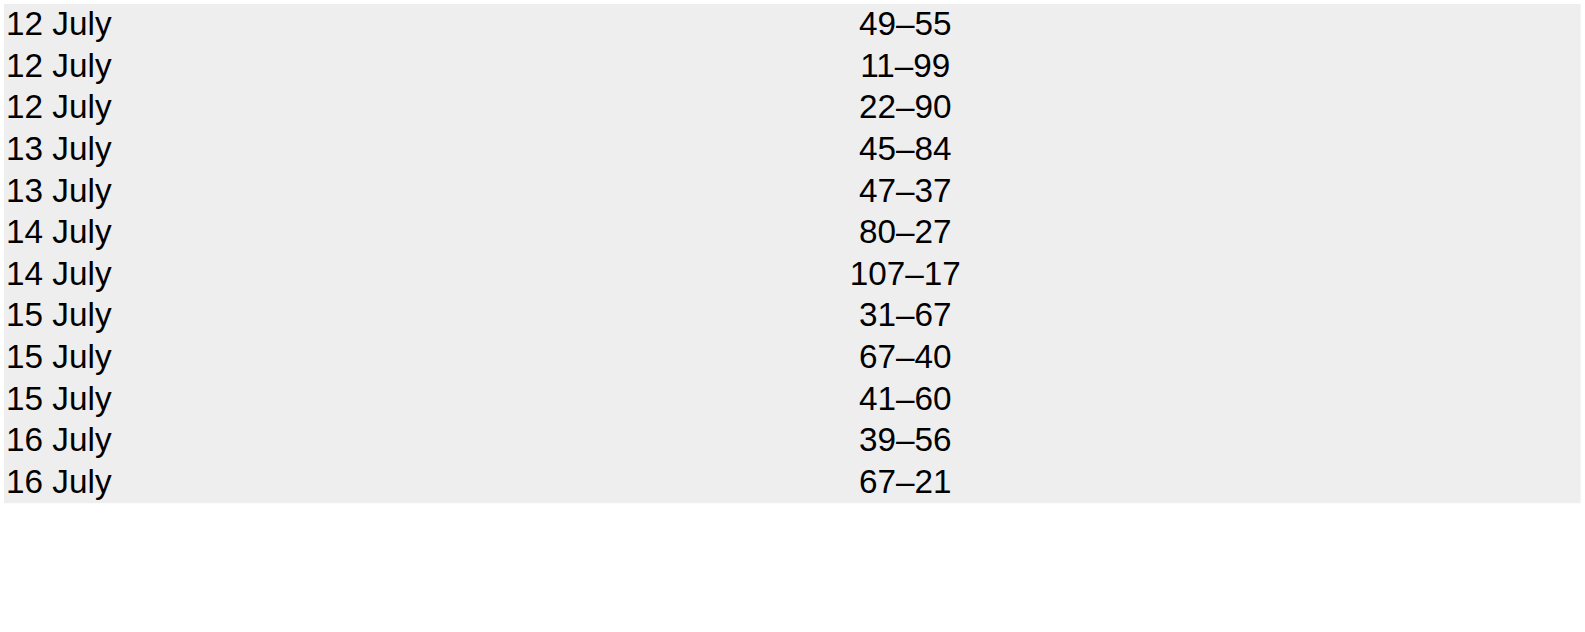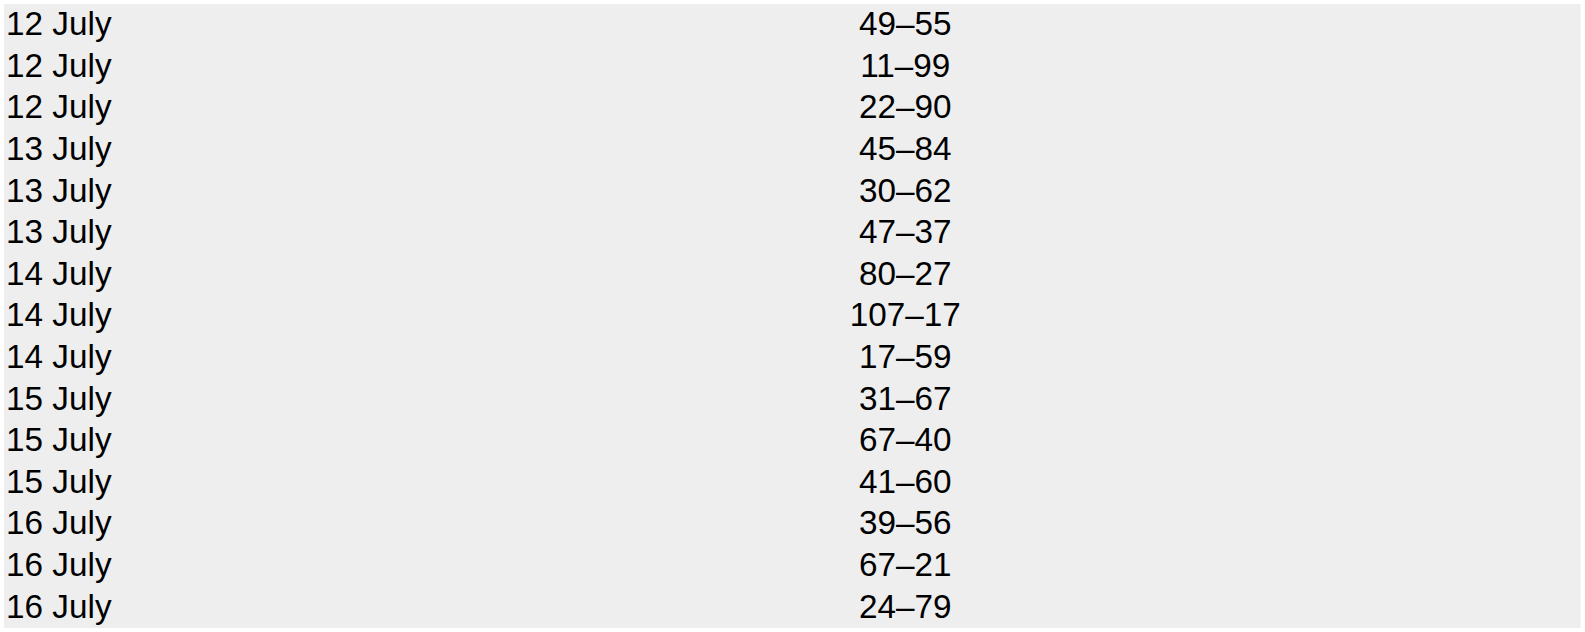+ row: (905, 190)
+ row: (905, 357)
+ row: (905, 606)
